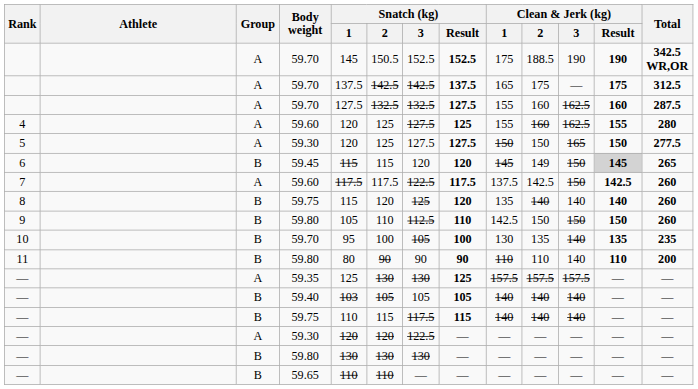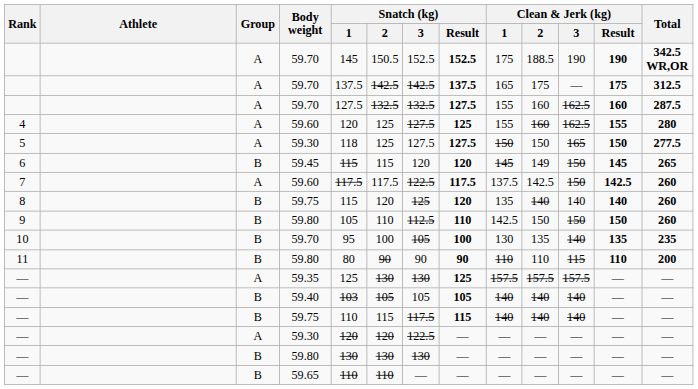(349, 143) 120 -> (349, 143) 118
(618, 162) lightgrey background -> (618, 162) no background
(576, 259) 140 -> (576, 259) 115
